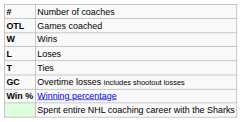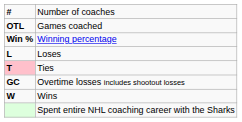rows swapped: (47, 40) <-> (77, 96)
(9, 68) no background -> (9, 68) pink background
